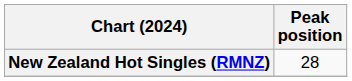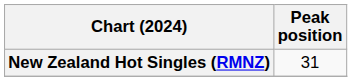(310, 62) 28 -> (310, 62) 31
